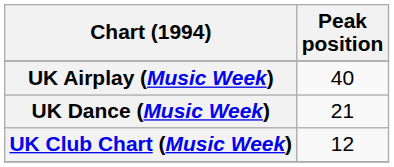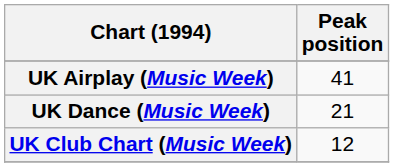(343, 77) 40 -> (343, 77) 41
